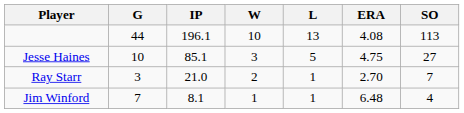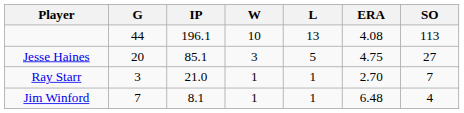(138, 56) 10 -> (138, 56) 20
(254, 77) 2 -> (254, 77) 1
